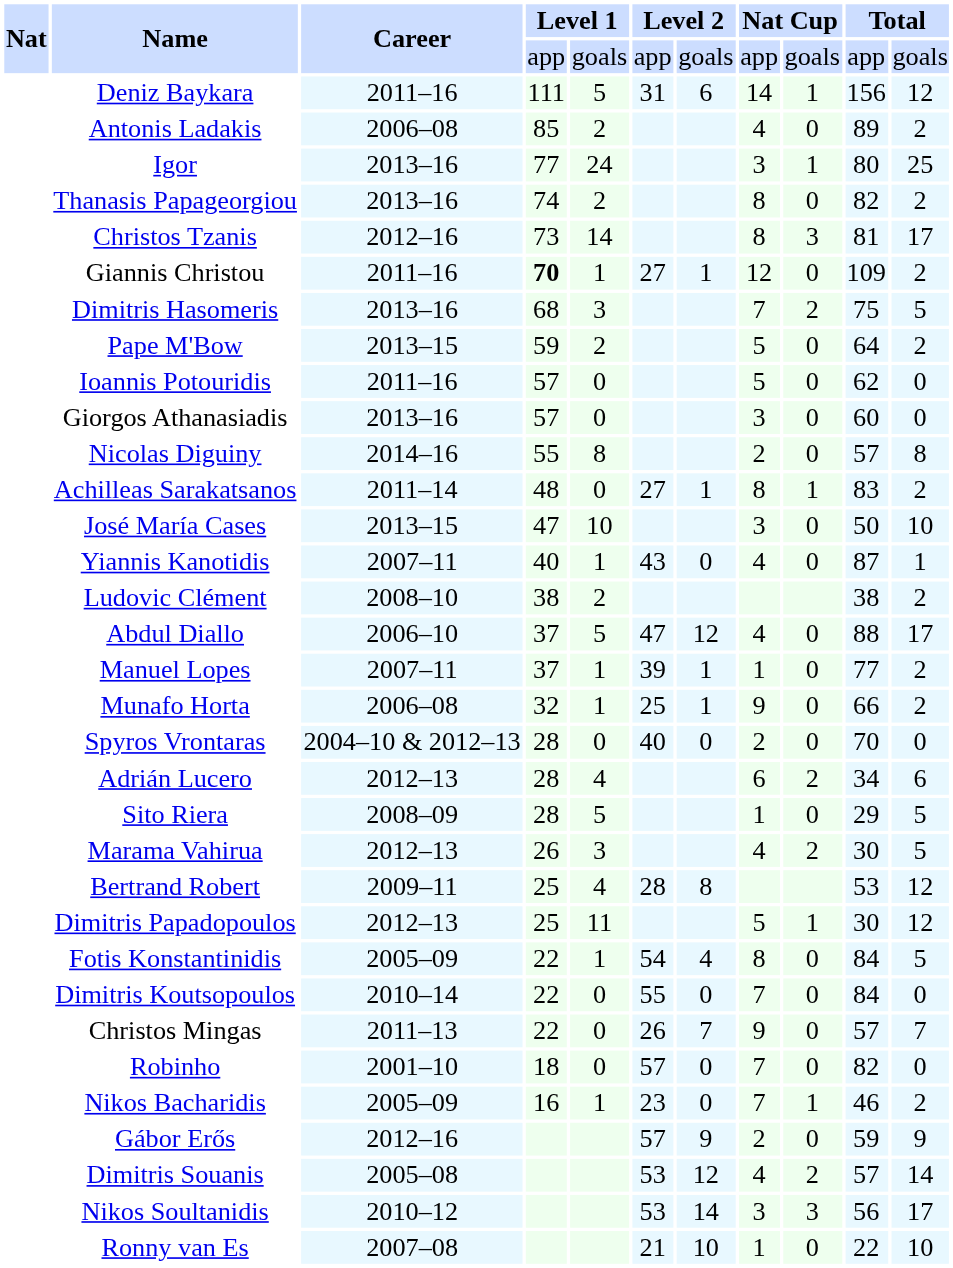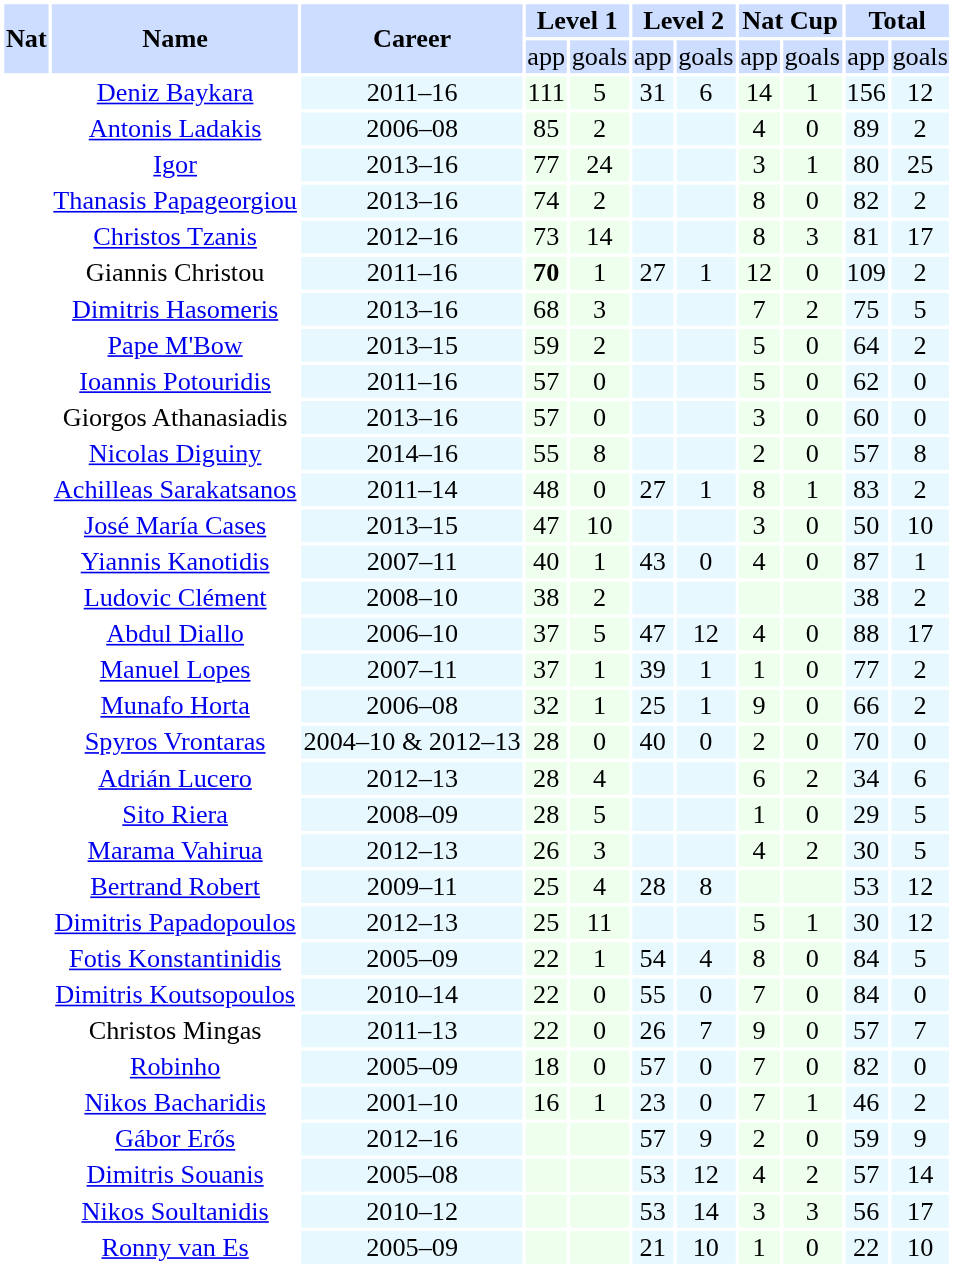(412, 1066) 2001–10 -> (412, 1066) 2005–09
(412, 1102) 2005–09 -> (412, 1102) 2001–10
(412, 1247) 2007–08 -> (412, 1247) 2005–09
